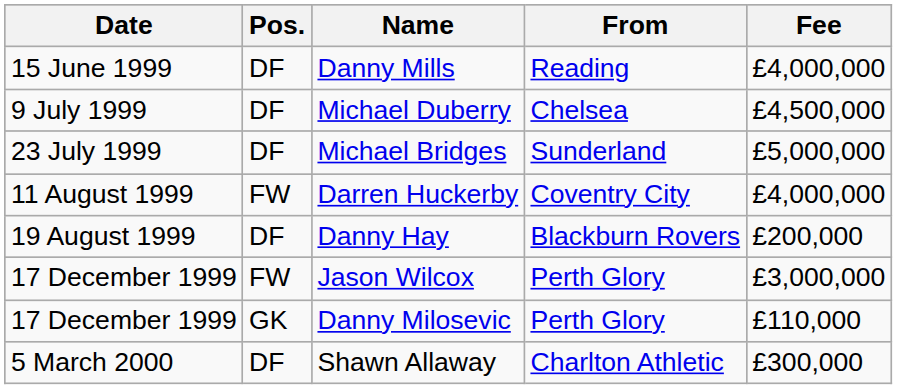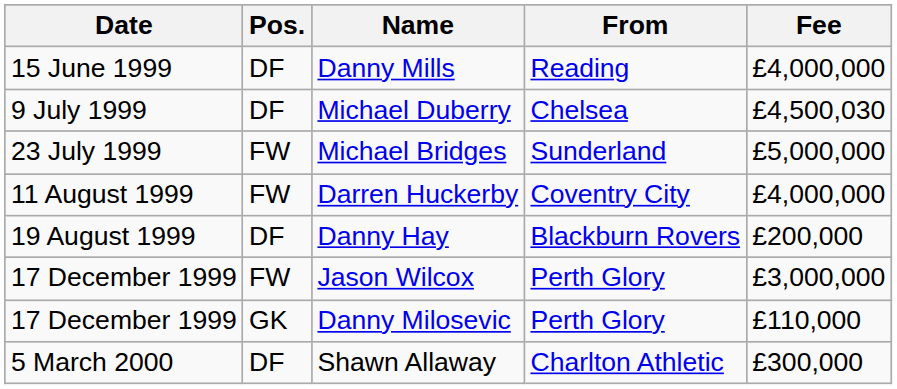(819, 109) £4,500,000 -> (819, 109) £4,500,030
(267, 151) DF -> (270, 151) FW
